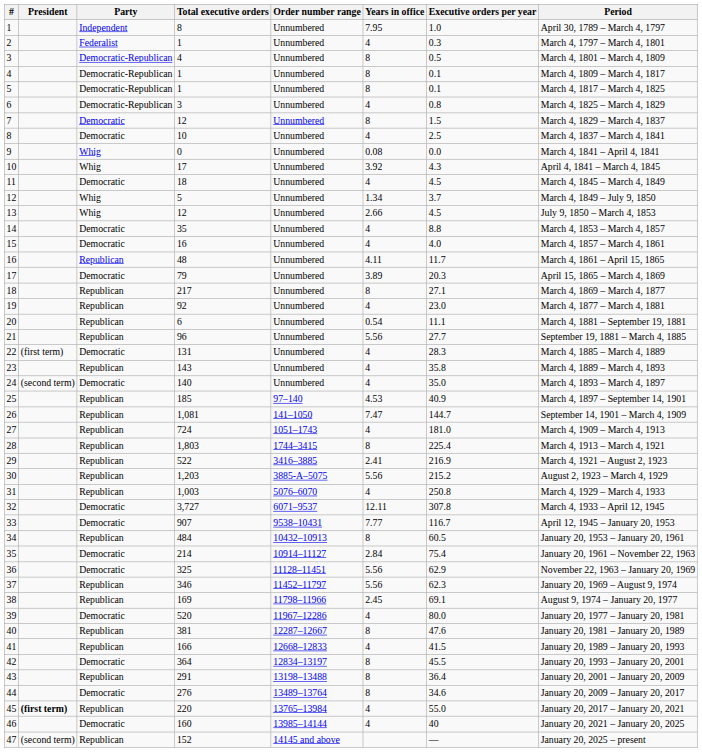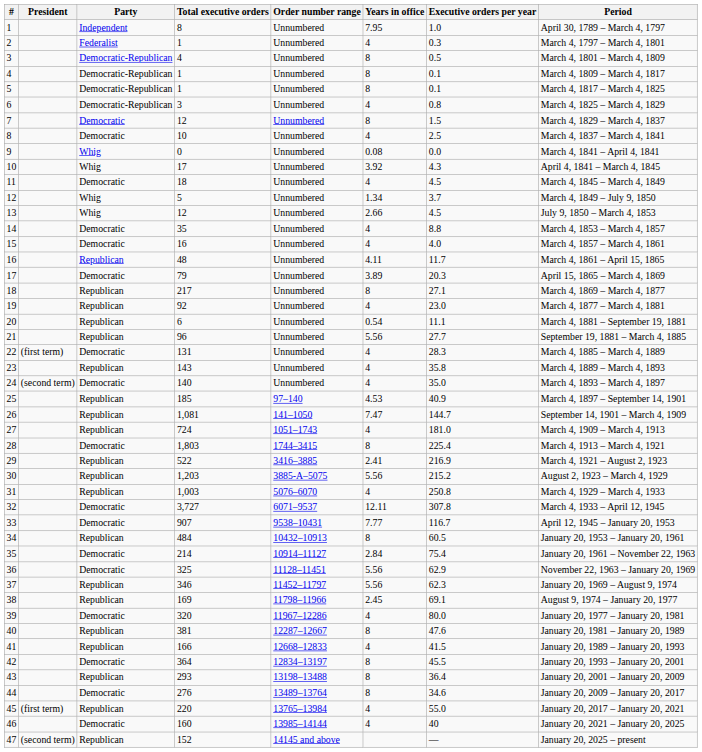(101, 445) Republican -> (102, 445) Democratic
(184, 615) 520 -> (184, 615) 320
(184, 677) 291 -> (184, 677) 293
(44, 708) bold -> (42, 708) normal
